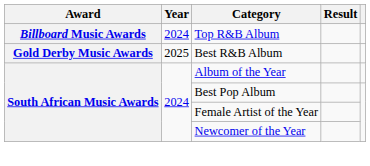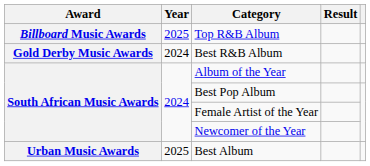(177, 33) 2024 -> (177, 33) 2025
(177, 53) 2025 -> (177, 53) 2024
+ row: (224, 151)
